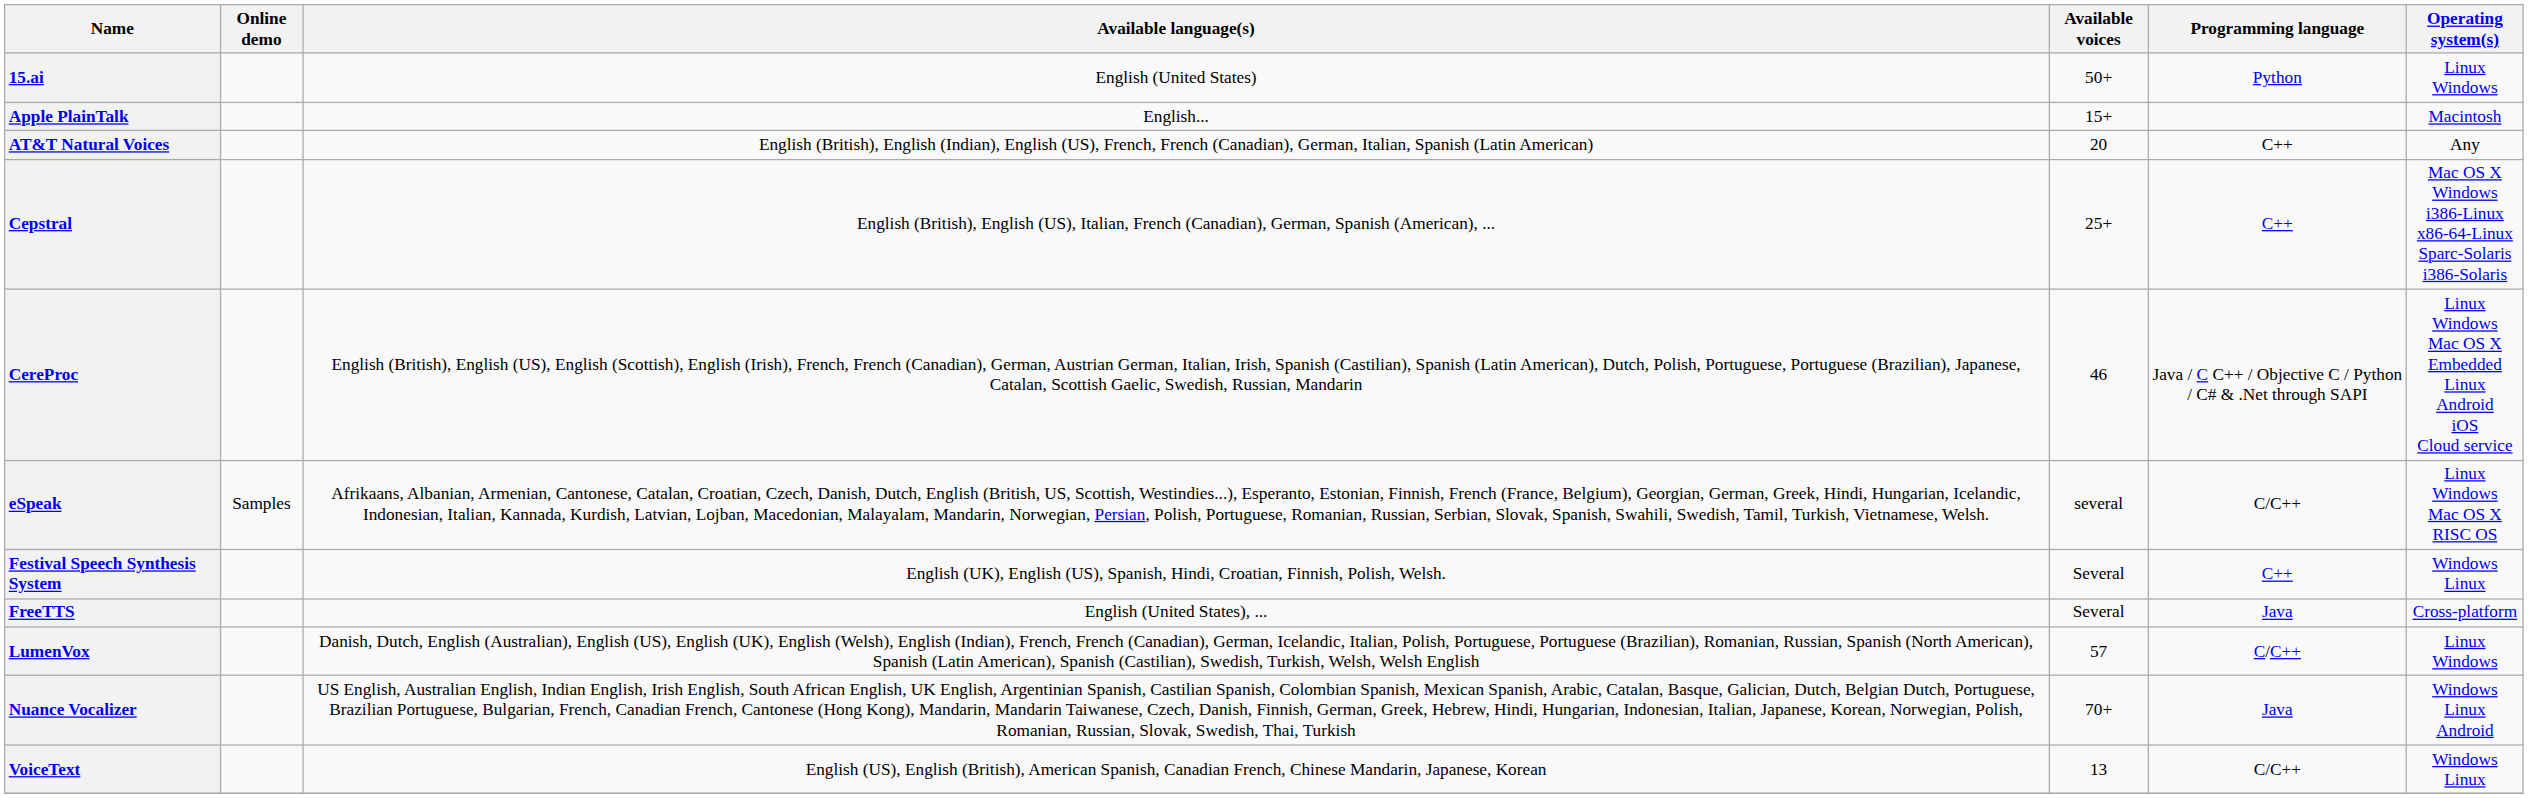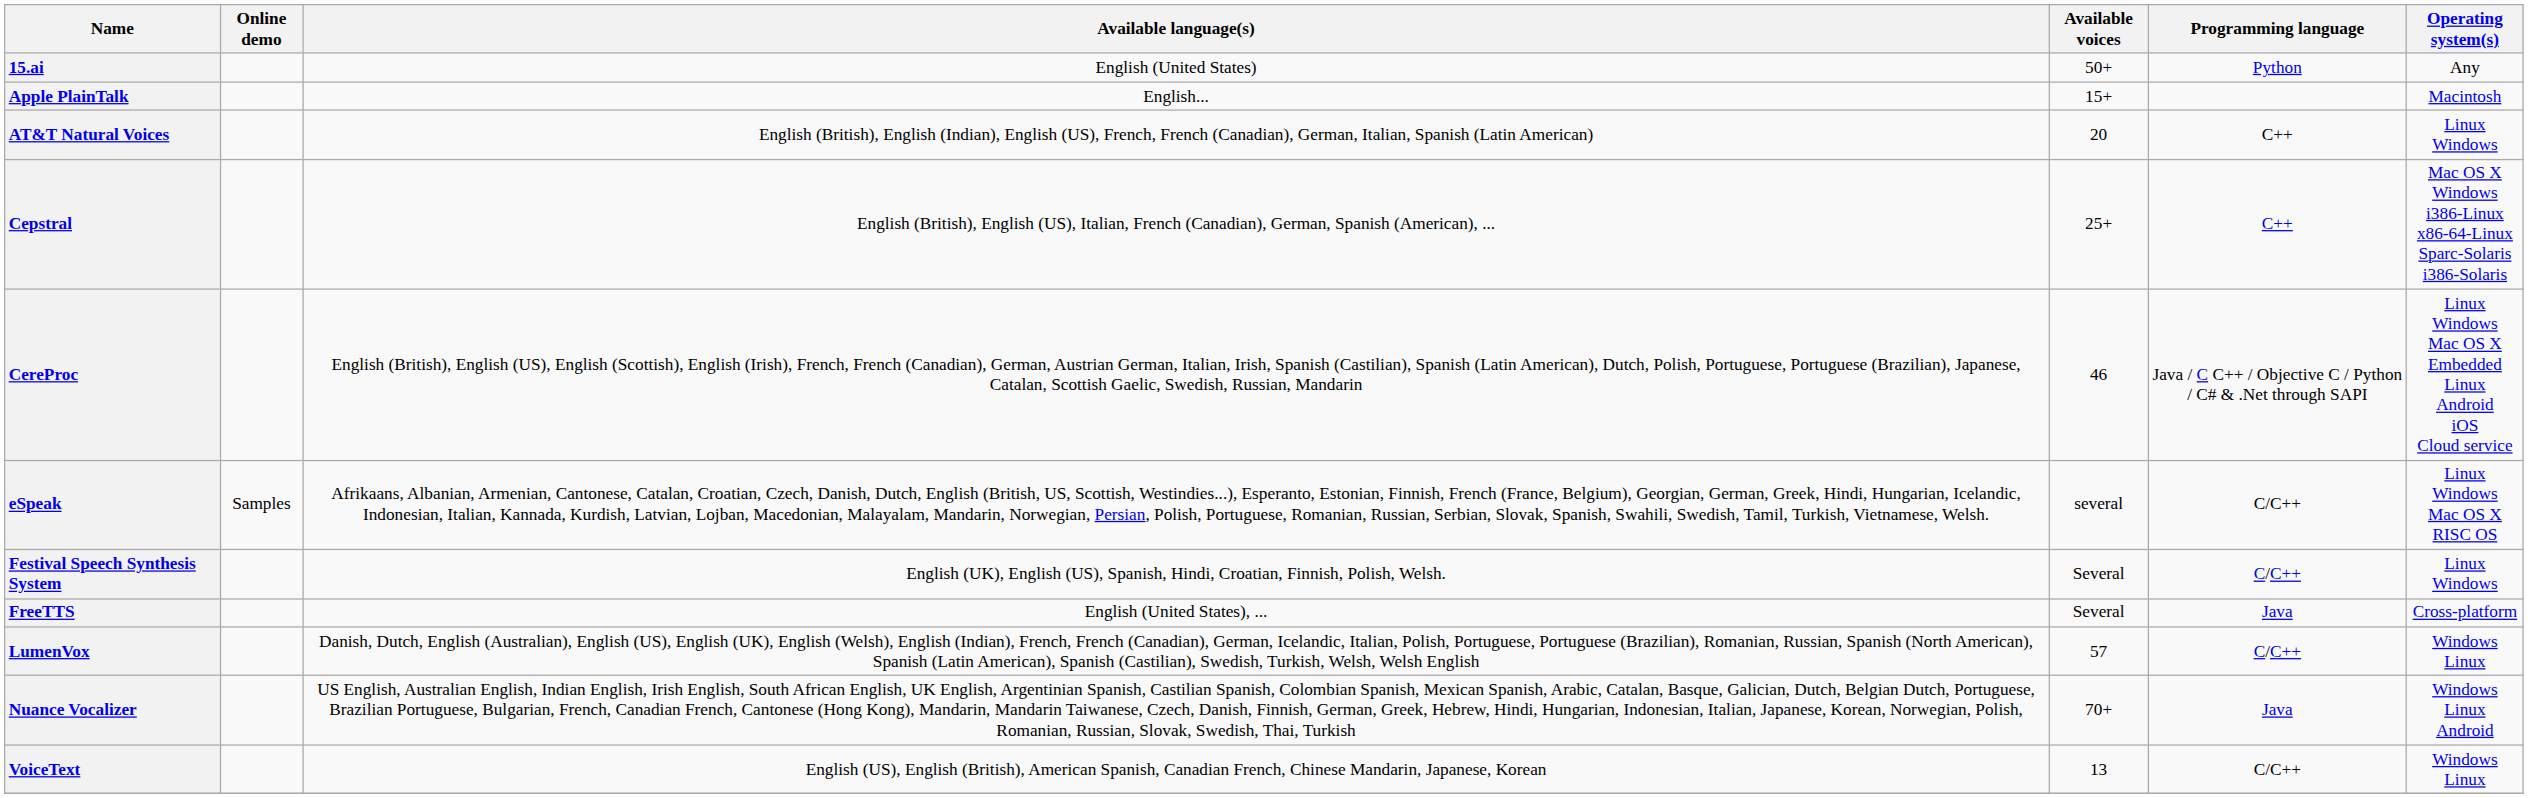(2465, 77) Linux Windows -> (2465, 67) Any
(2465, 144) Any -> (2465, 134) Linux Windows
(2277, 573) C++ -> (2277, 573) C/C++
(2465, 573) Windows Linux -> (2465, 573) Linux Windows
(2465, 650) Linux Windows -> (2465, 650) Windows Linux
